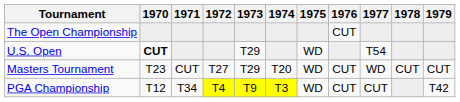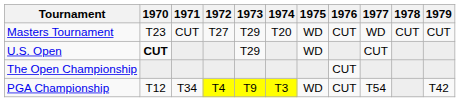rows swapped: (60, 69) <-> (72, 32)
(376, 51) T54 -> (376, 51) CUT
(376, 88) CUT -> (376, 88) T54
